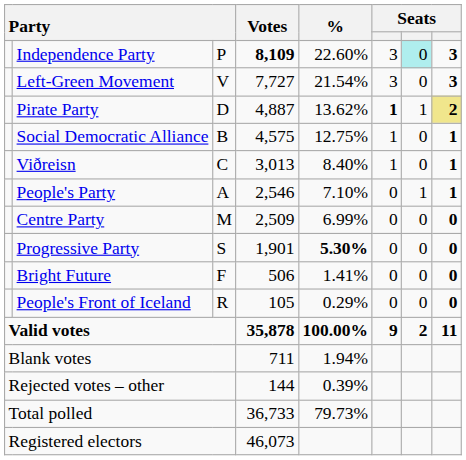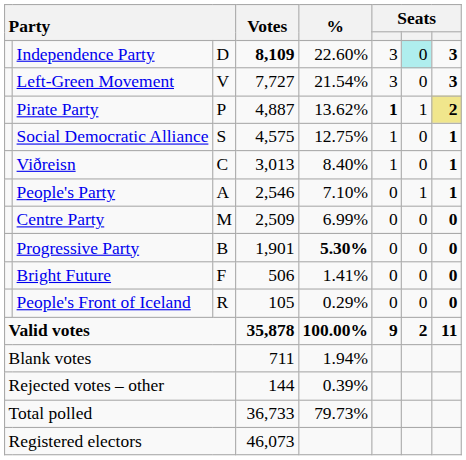(221, 54) P -> (223, 54) D
(223, 109) D -> (221, 109) P
(222, 137) B -> (221, 137) S
(221, 247) S -> (222, 247) B
